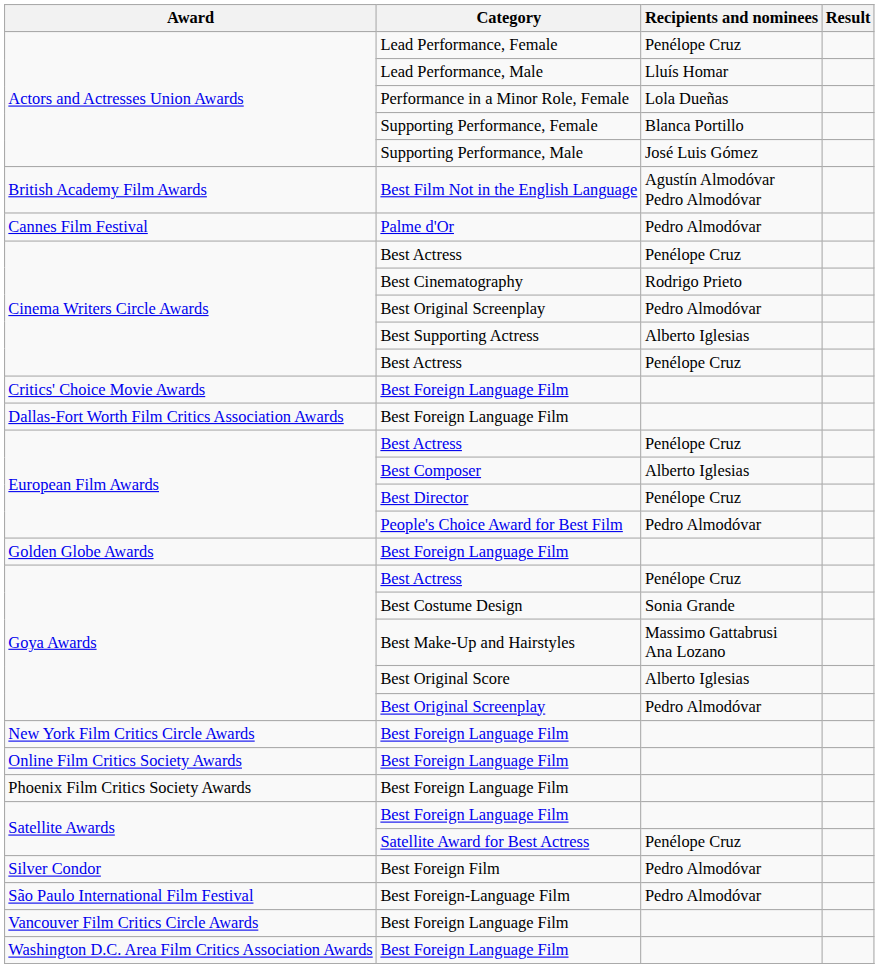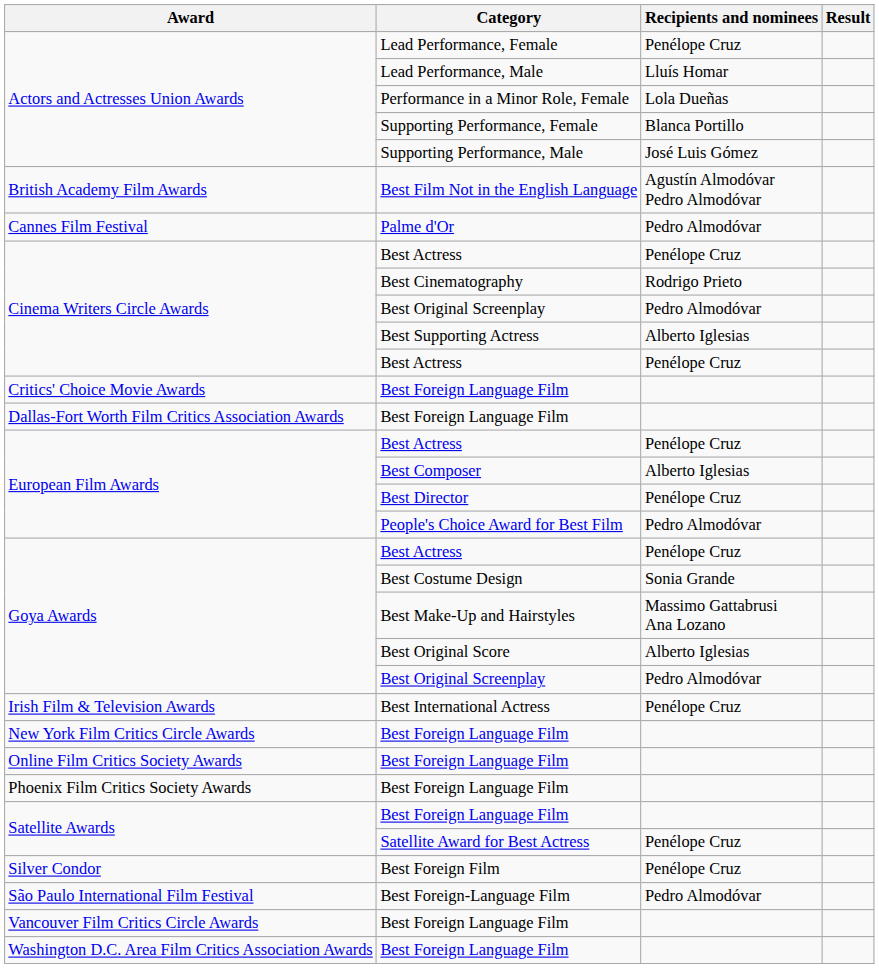- row: (81, 551)
+ row: (112, 706)
(703, 869) Pedro Almodóvar -> (693, 869) Penélope Cruz
